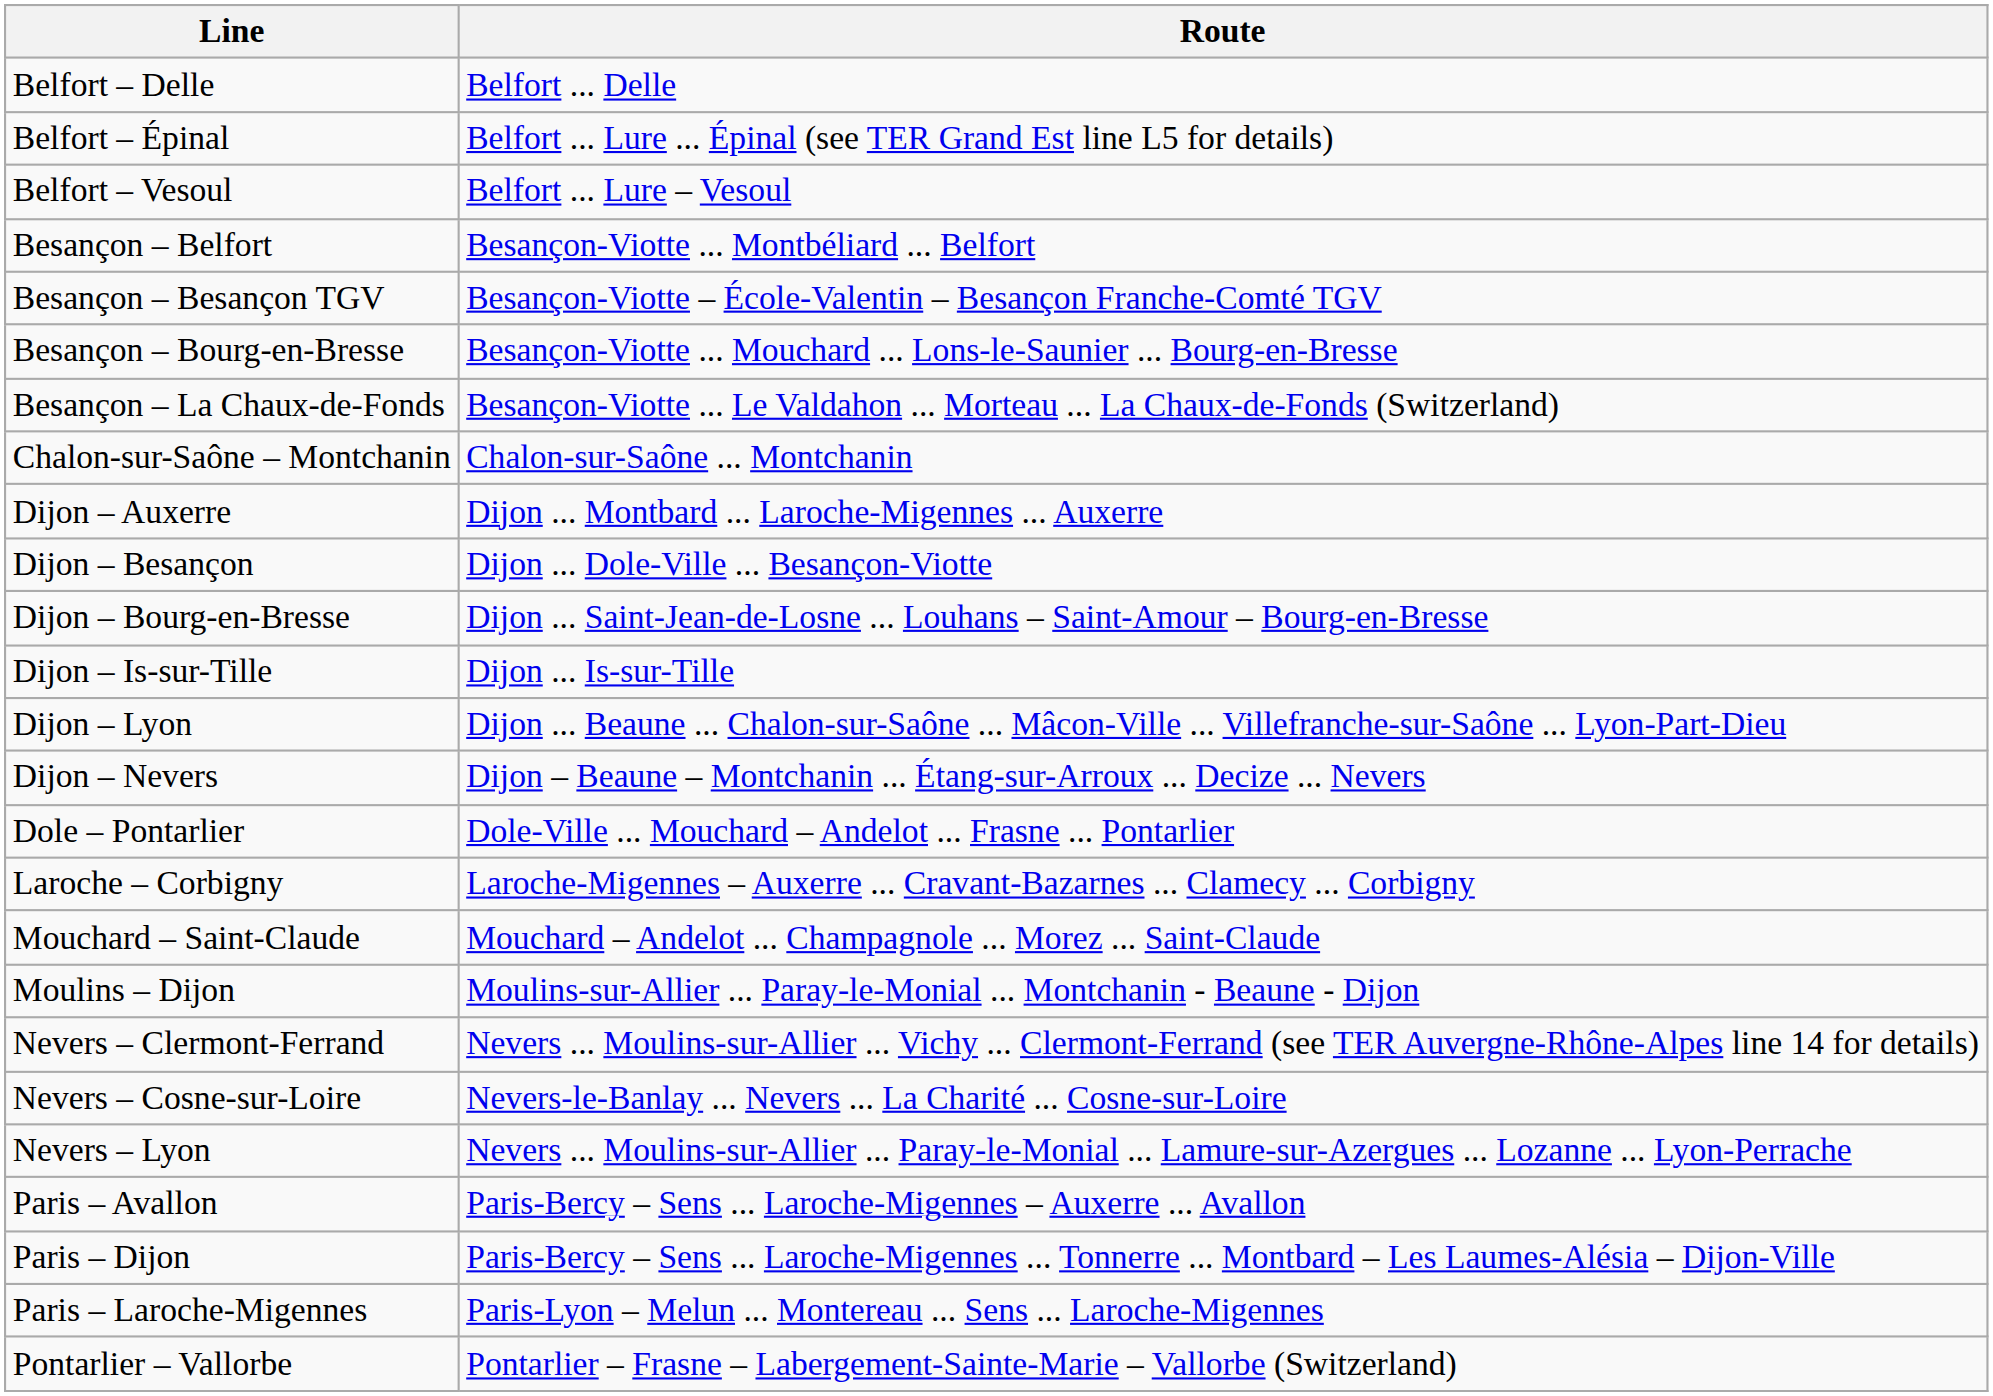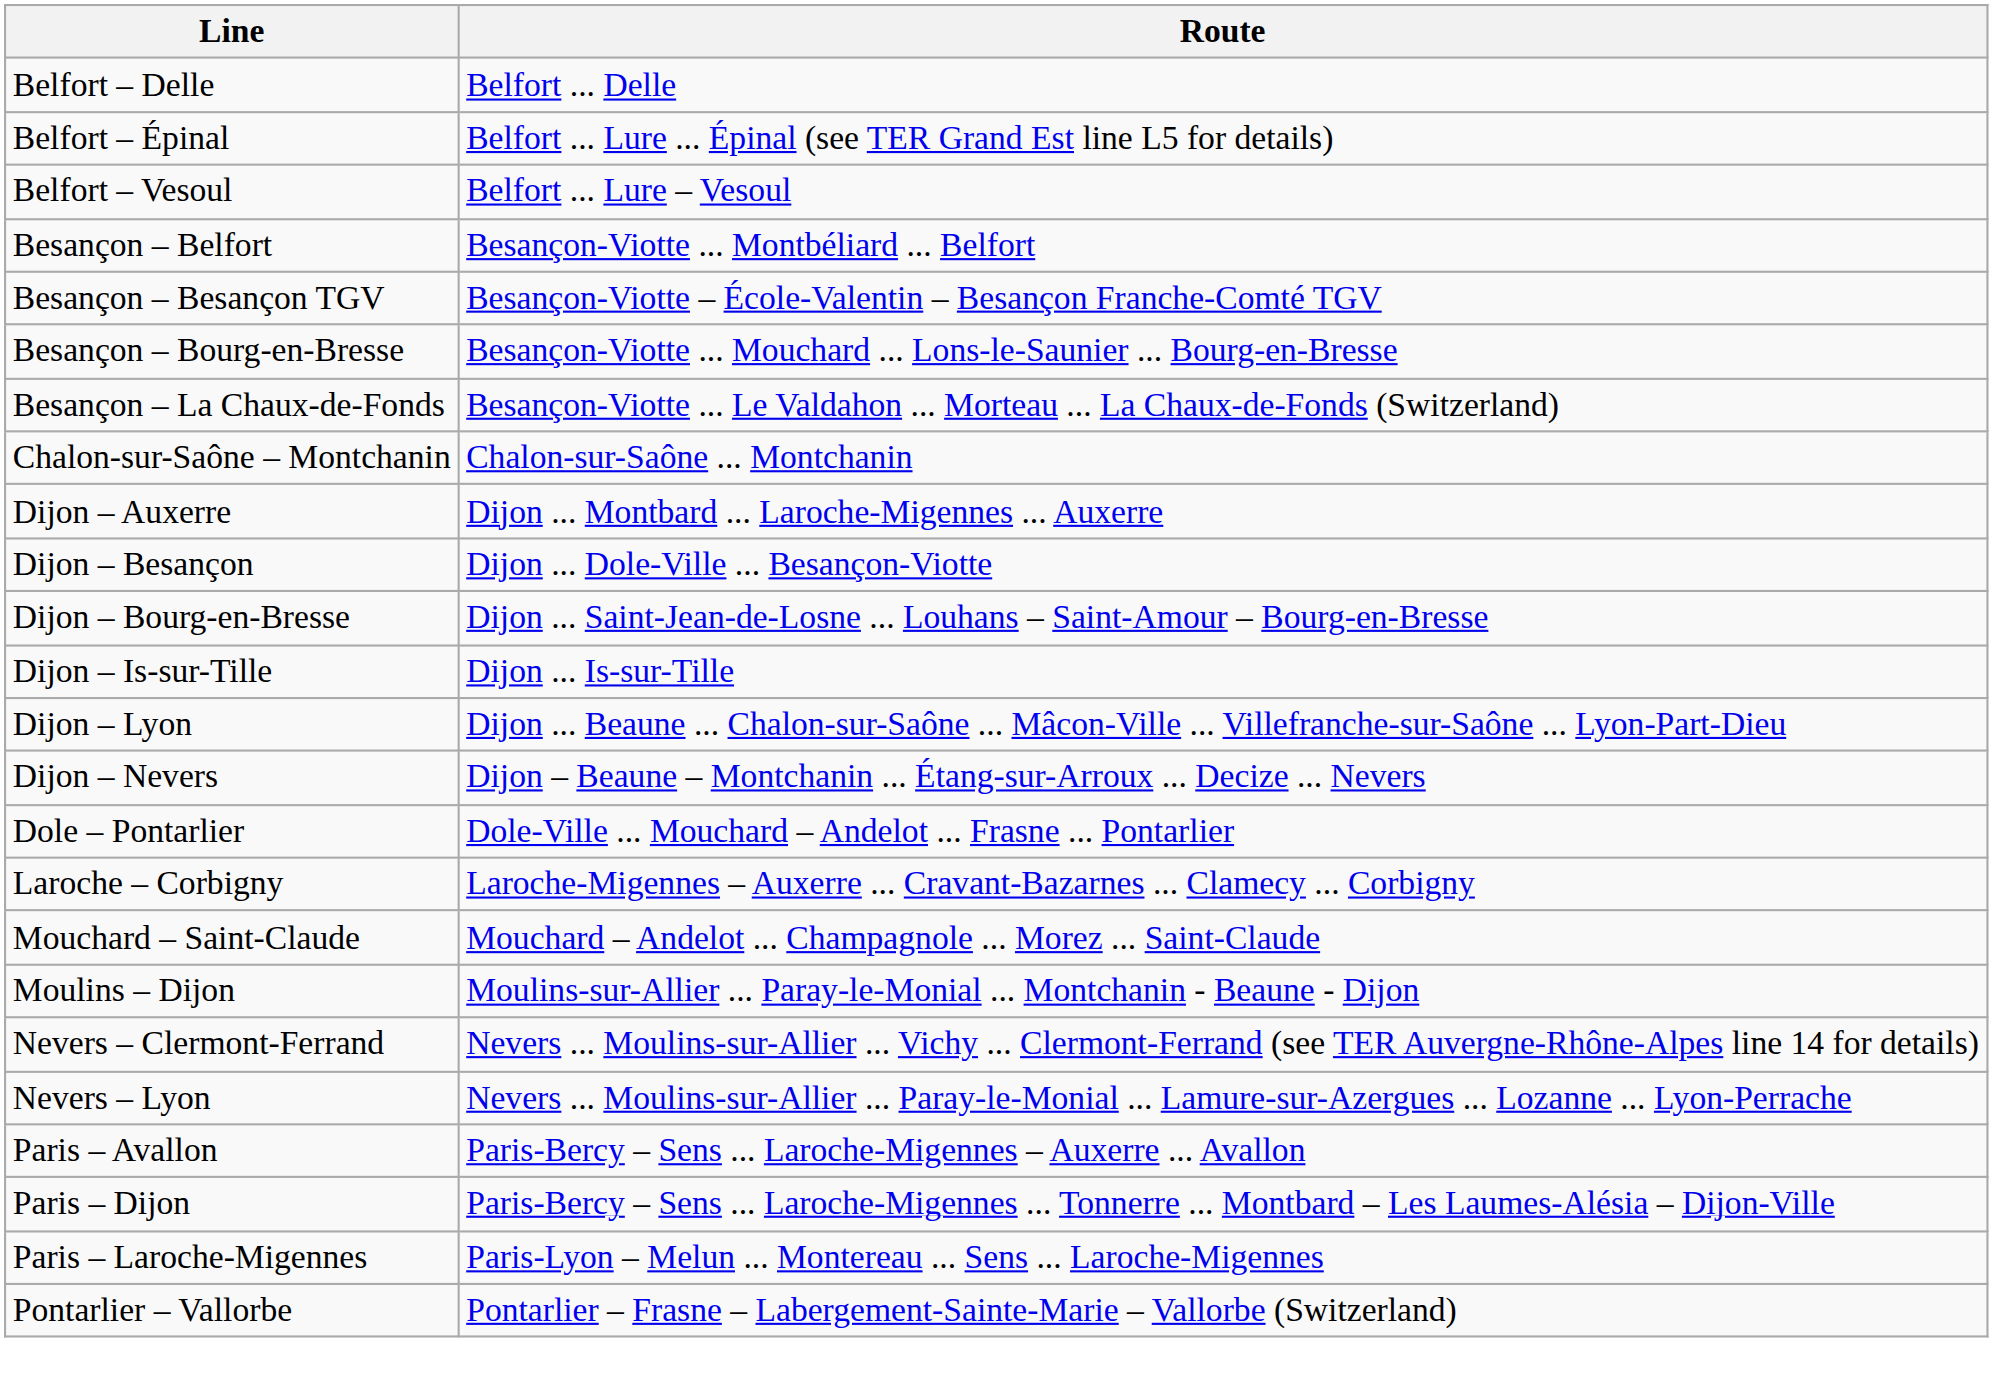- row: (187, 1096)
